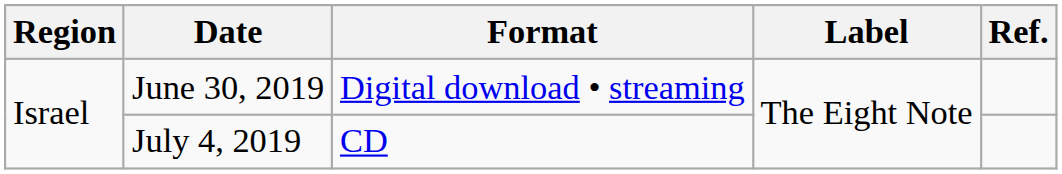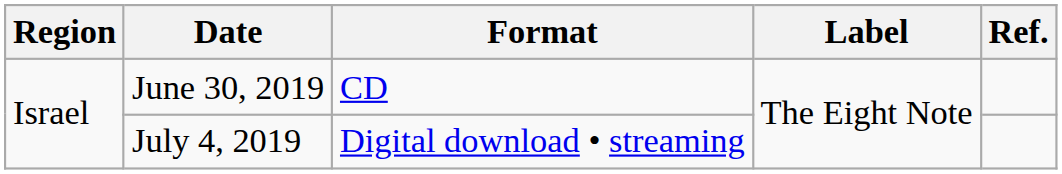(542, 86) Digital download • streaming -> (364, 86) CD
(364, 140) CD -> (542, 140) Digital download • streaming
